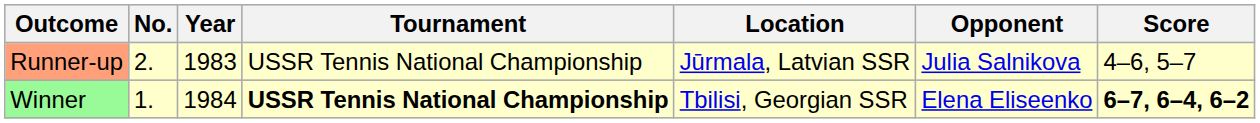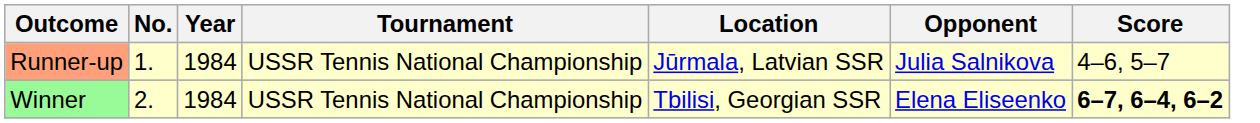(144, 62) 2. -> (144, 62) 1.
(210, 62) 1983 -> (210, 62) 1984
(144, 99) 1. -> (144, 99) 2.
(458, 99) bold -> (445, 99) normal
